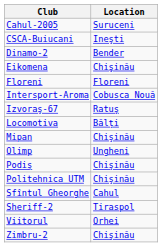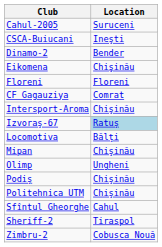+ row: (37, 95)
(124, 95) Cobusca Nouă -> (114, 109) Chişinău
(106, 109) no background -> (106, 123) lightblue background
- row: (27, 221)
(114, 235) Chişinău -> (124, 235) Cobusca Nouă
